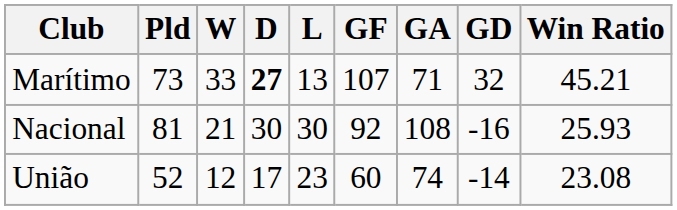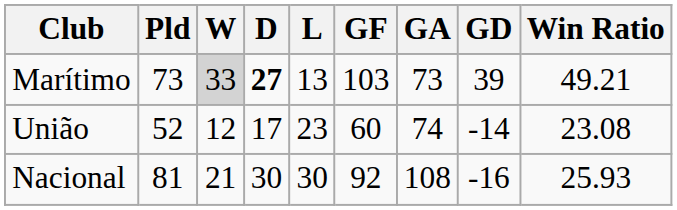(221, 79) no background -> (221, 79) lightgrey background
(366, 79) 107 -> (366, 79) 103
(427, 79) 71 -> (427, 79) 73
(489, 79) 32 -> (489, 79) 39
(596, 79) 45.21 -> (596, 79) 49.21
rows swapped: (69, 128) <-> (51, 178)
